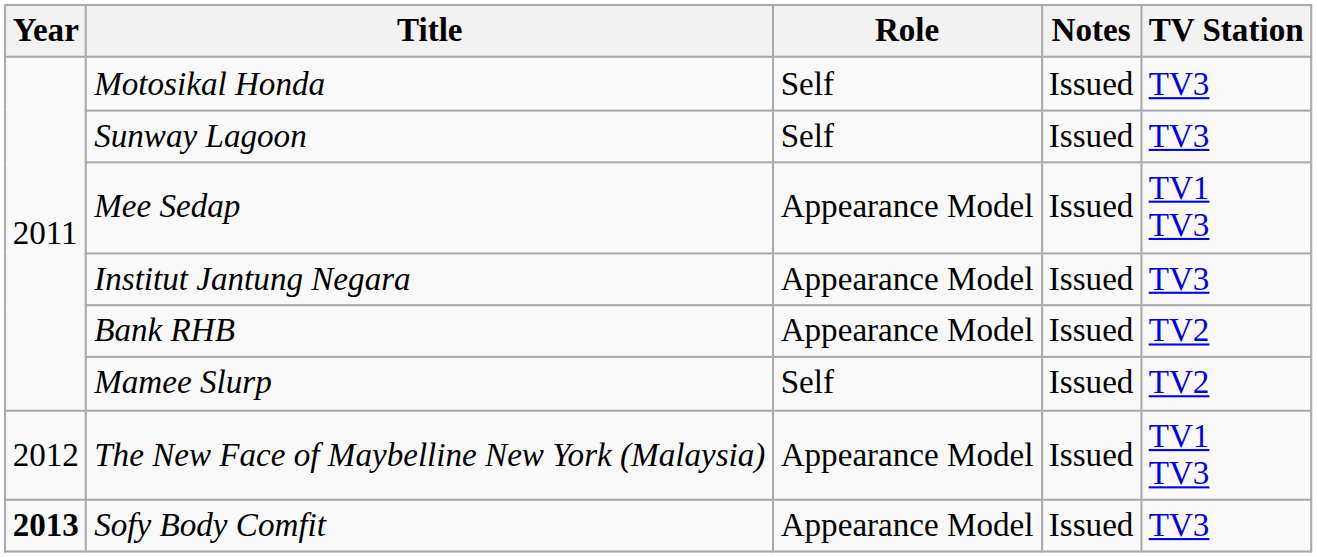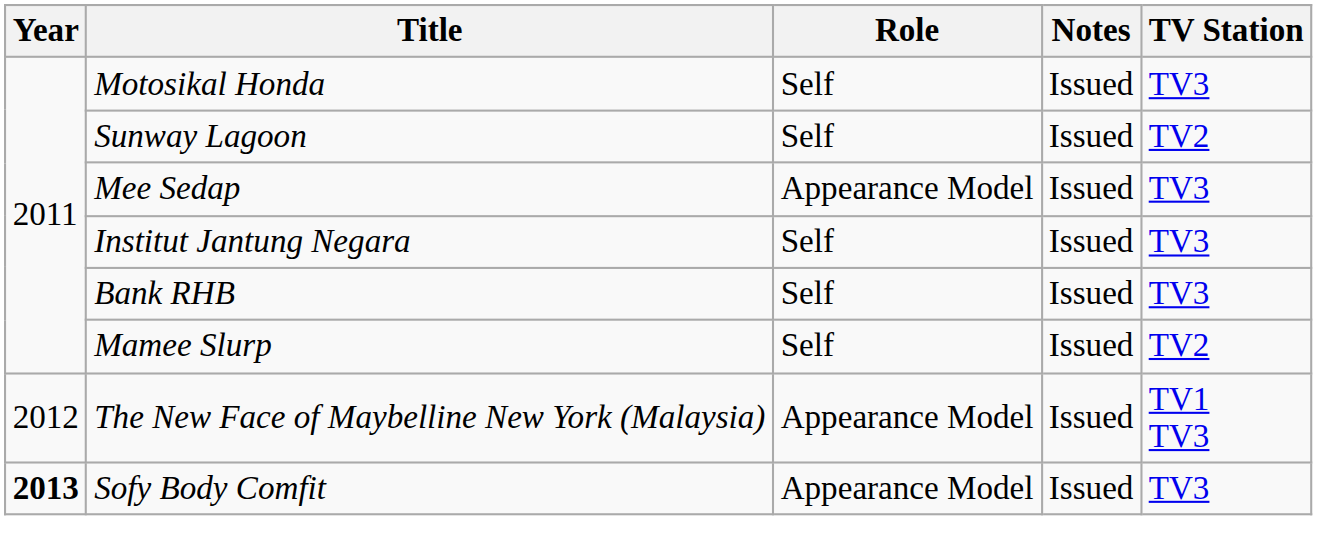(1179, 135) TV3 -> (1179, 135) TV2
(1179, 206) TV1 TV3 -> (1179, 188) TV3
(907, 278) Appearance Model -> (807, 240) Self
(907, 330) Appearance Model -> (807, 293) Self
(1179, 330) TV2 -> (1179, 293) TV3
